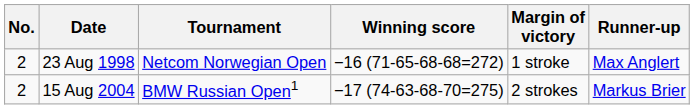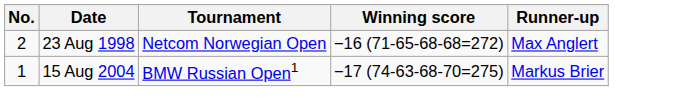- column: (548, 27)
(22, 90) 2 -> (22, 71) 1
